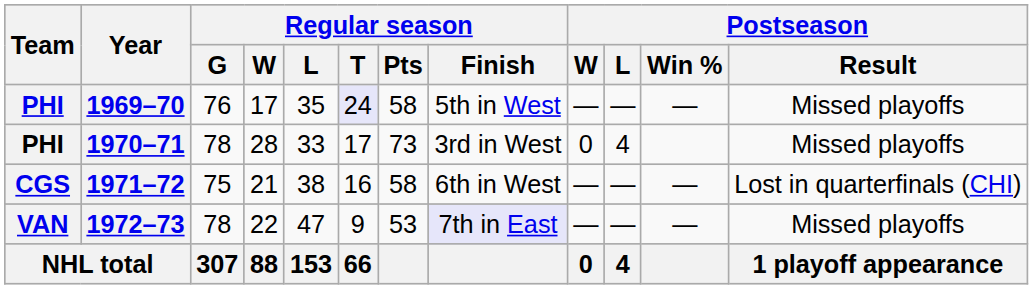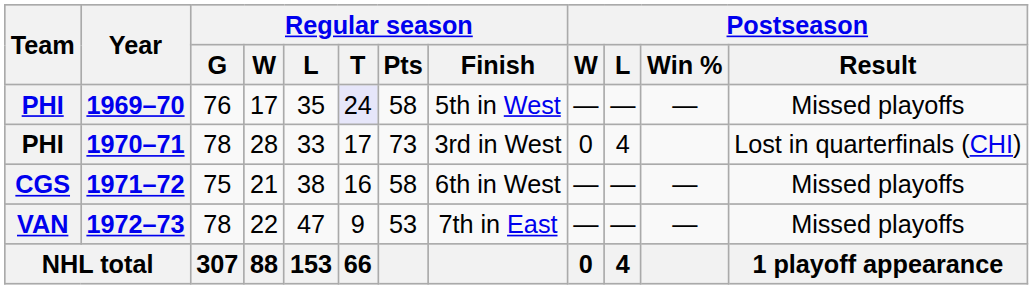(878, 145) Missed playoffs -> (878, 145) Lost in quarterfinals (CHI)
(878, 185) Lost in quarterfinals (CHI) -> (878, 185) Missed playoffs
(498, 225) lavender background -> (498, 225) no background
